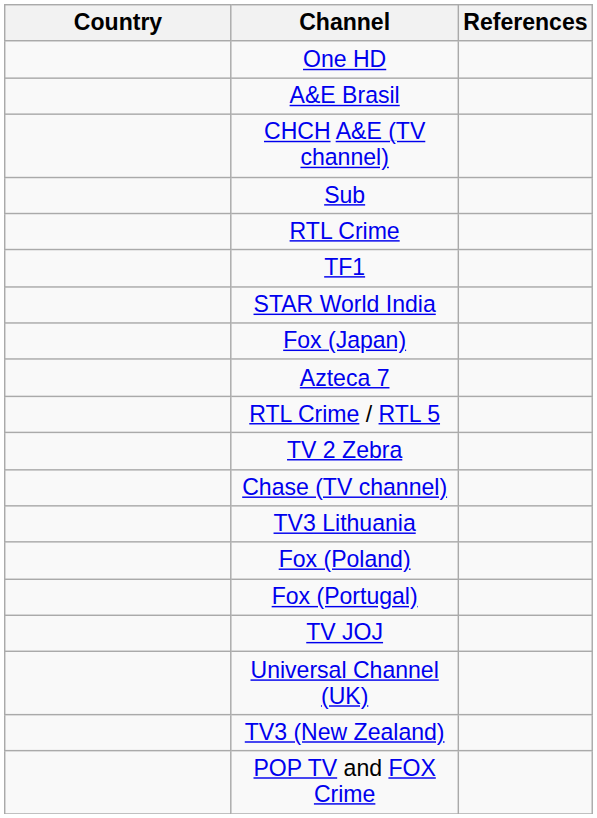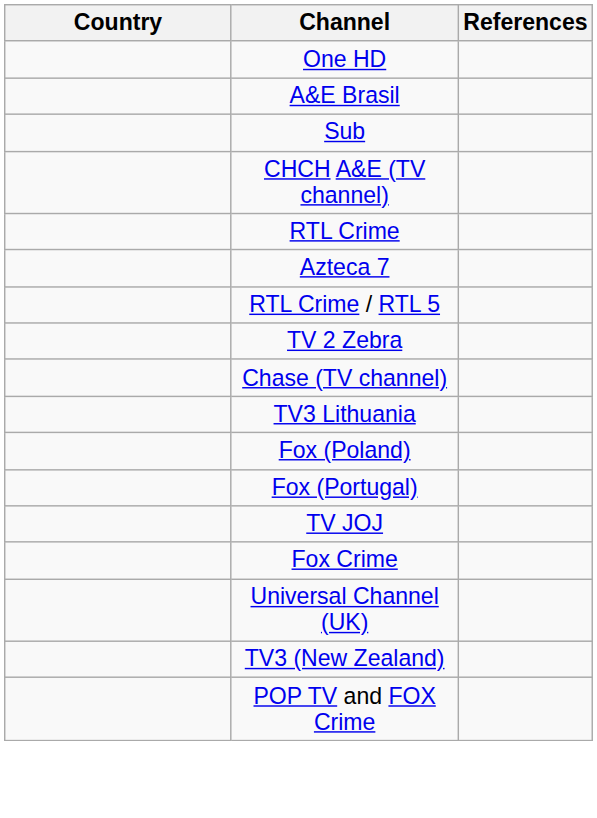rows swapped: (345, 145) <-> (345, 194)
- row: (345, 267)
- row: (345, 304)
- row: (345, 341)
+ row: (345, 560)
